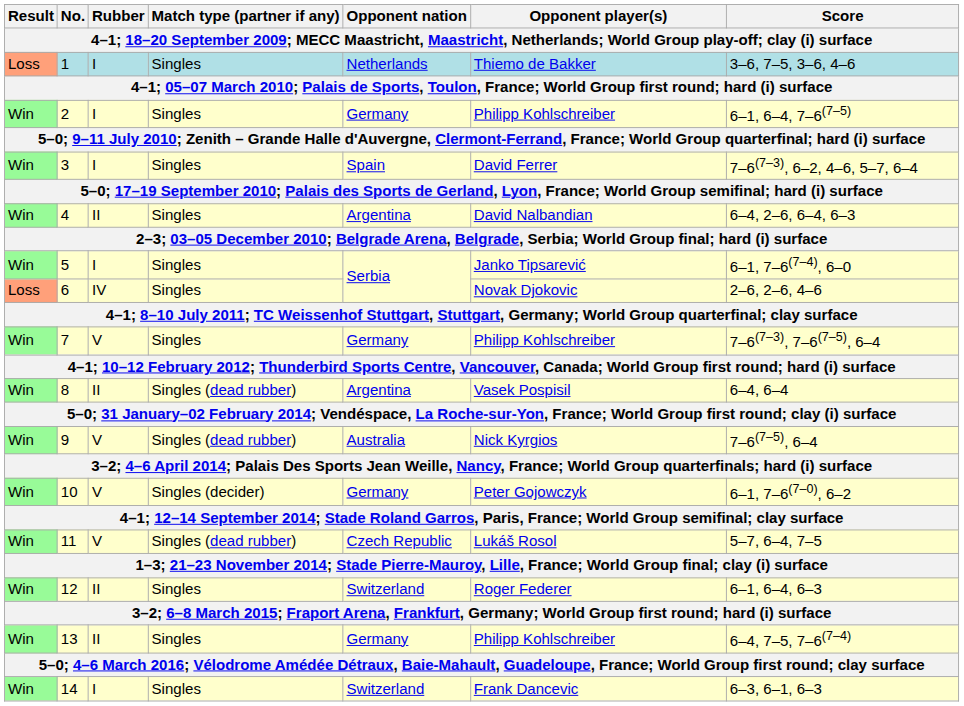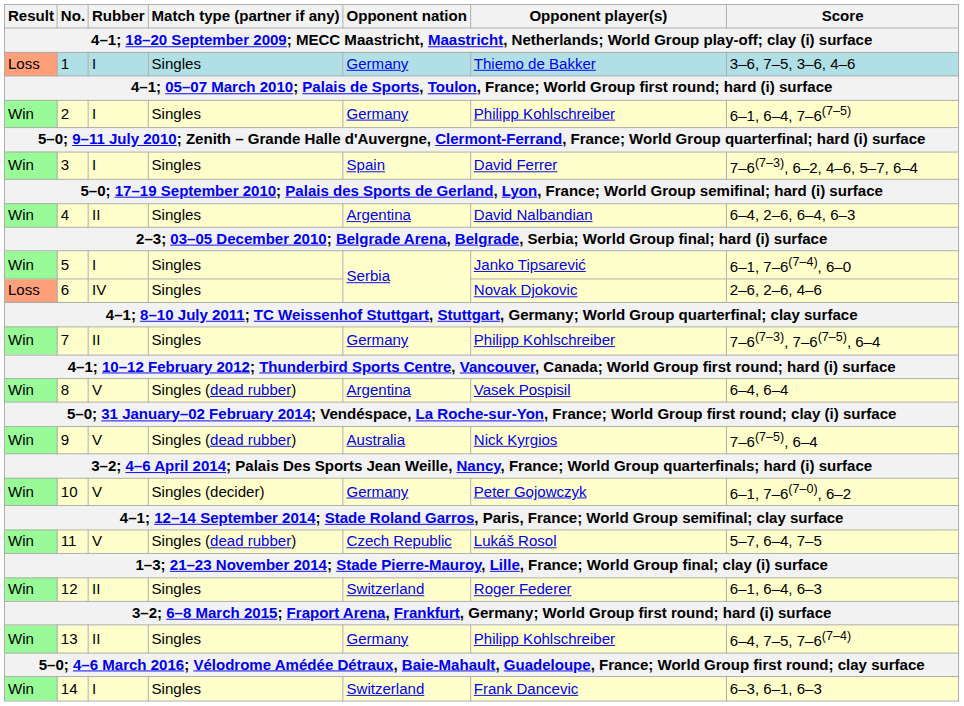(387, 64) Netherlands -> (377, 64) Germany
(97, 340) V -> (96, 340) II
(96, 390) II -> (97, 390) V
